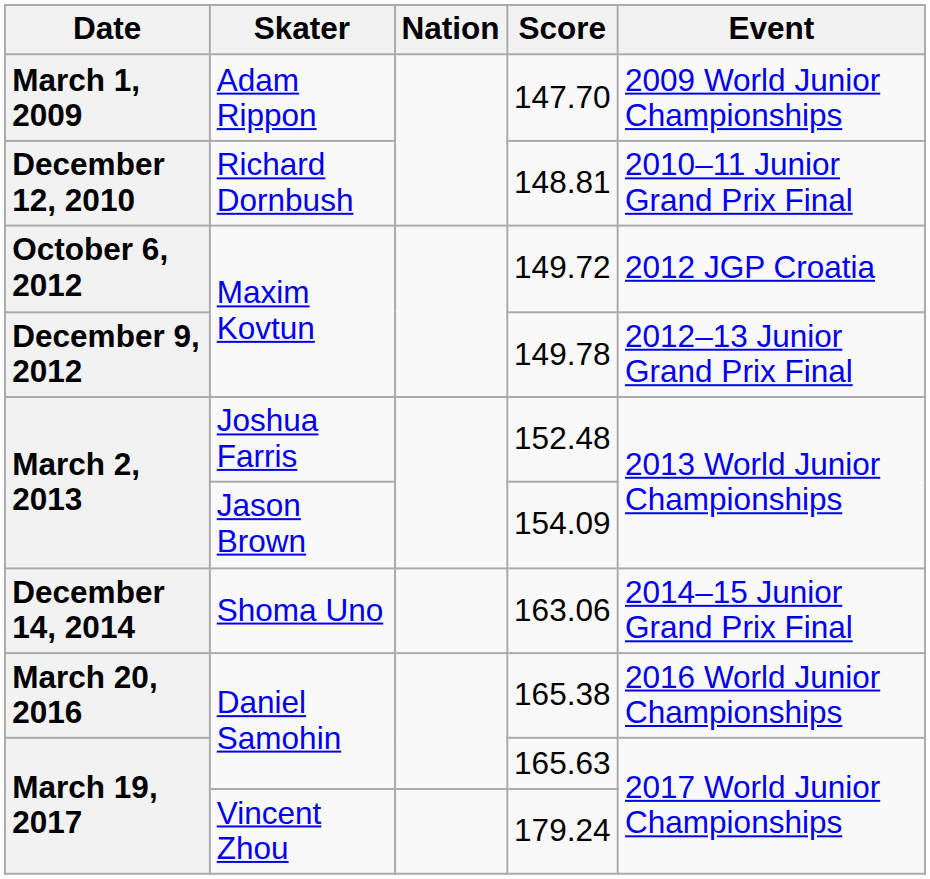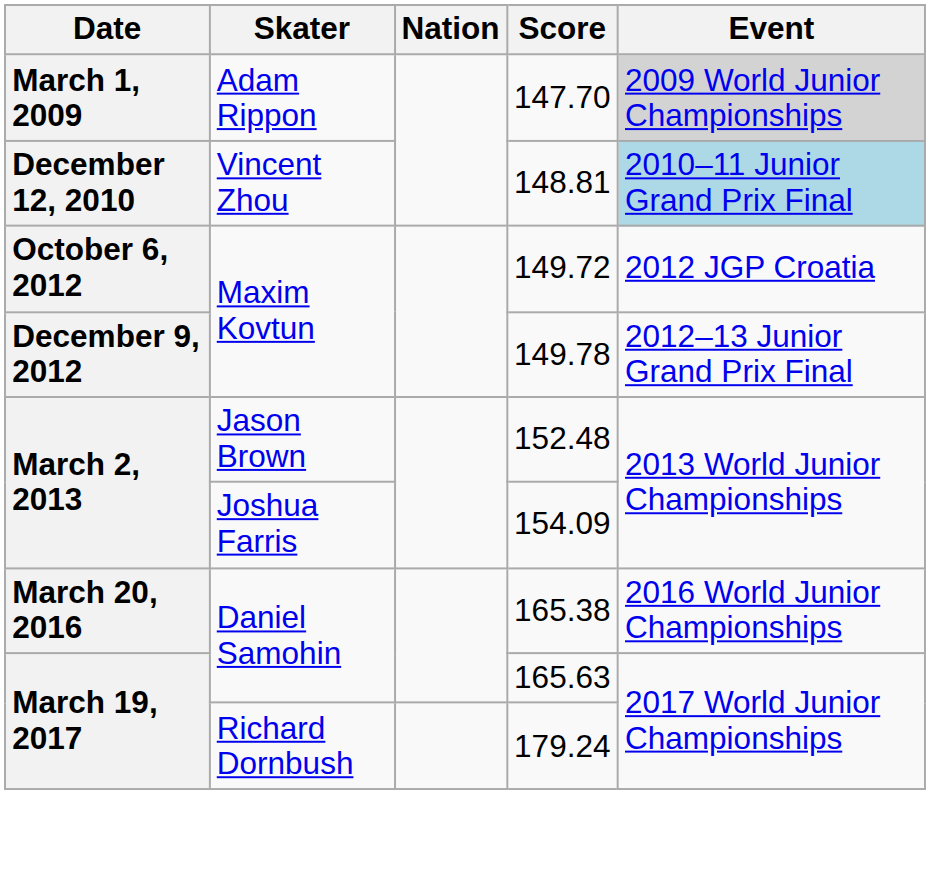(753, 97) no background -> (753, 97) lightgrey background
(285, 182) Richard Dornbush -> (269, 182) Vincent Zhou
(739, 182) no background -> (739, 182) lightblue background
(268, 439) Joshua Farris -> (261, 439) Jason Brown
(261, 524) Jason Brown -> (268, 524) Joshua Farris
- row: (562, 609)
(269, 830) Vincent Zhou -> (285, 745) Richard Dornbush
